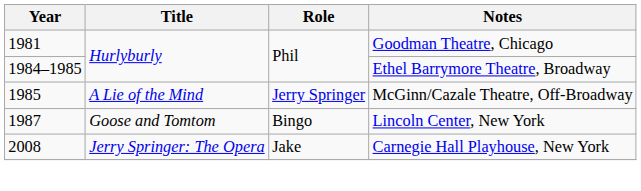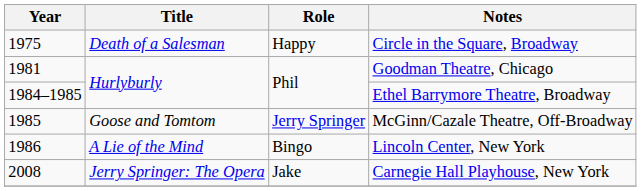+ row: (475, 43)
(146, 95) A Lie of the Mind -> (152, 120) Goose and Tomtom
(25, 120) 1987 -> (25, 146) 1986
(152, 120) Goose and Tomtom -> (146, 146) A Lie of the Mind
